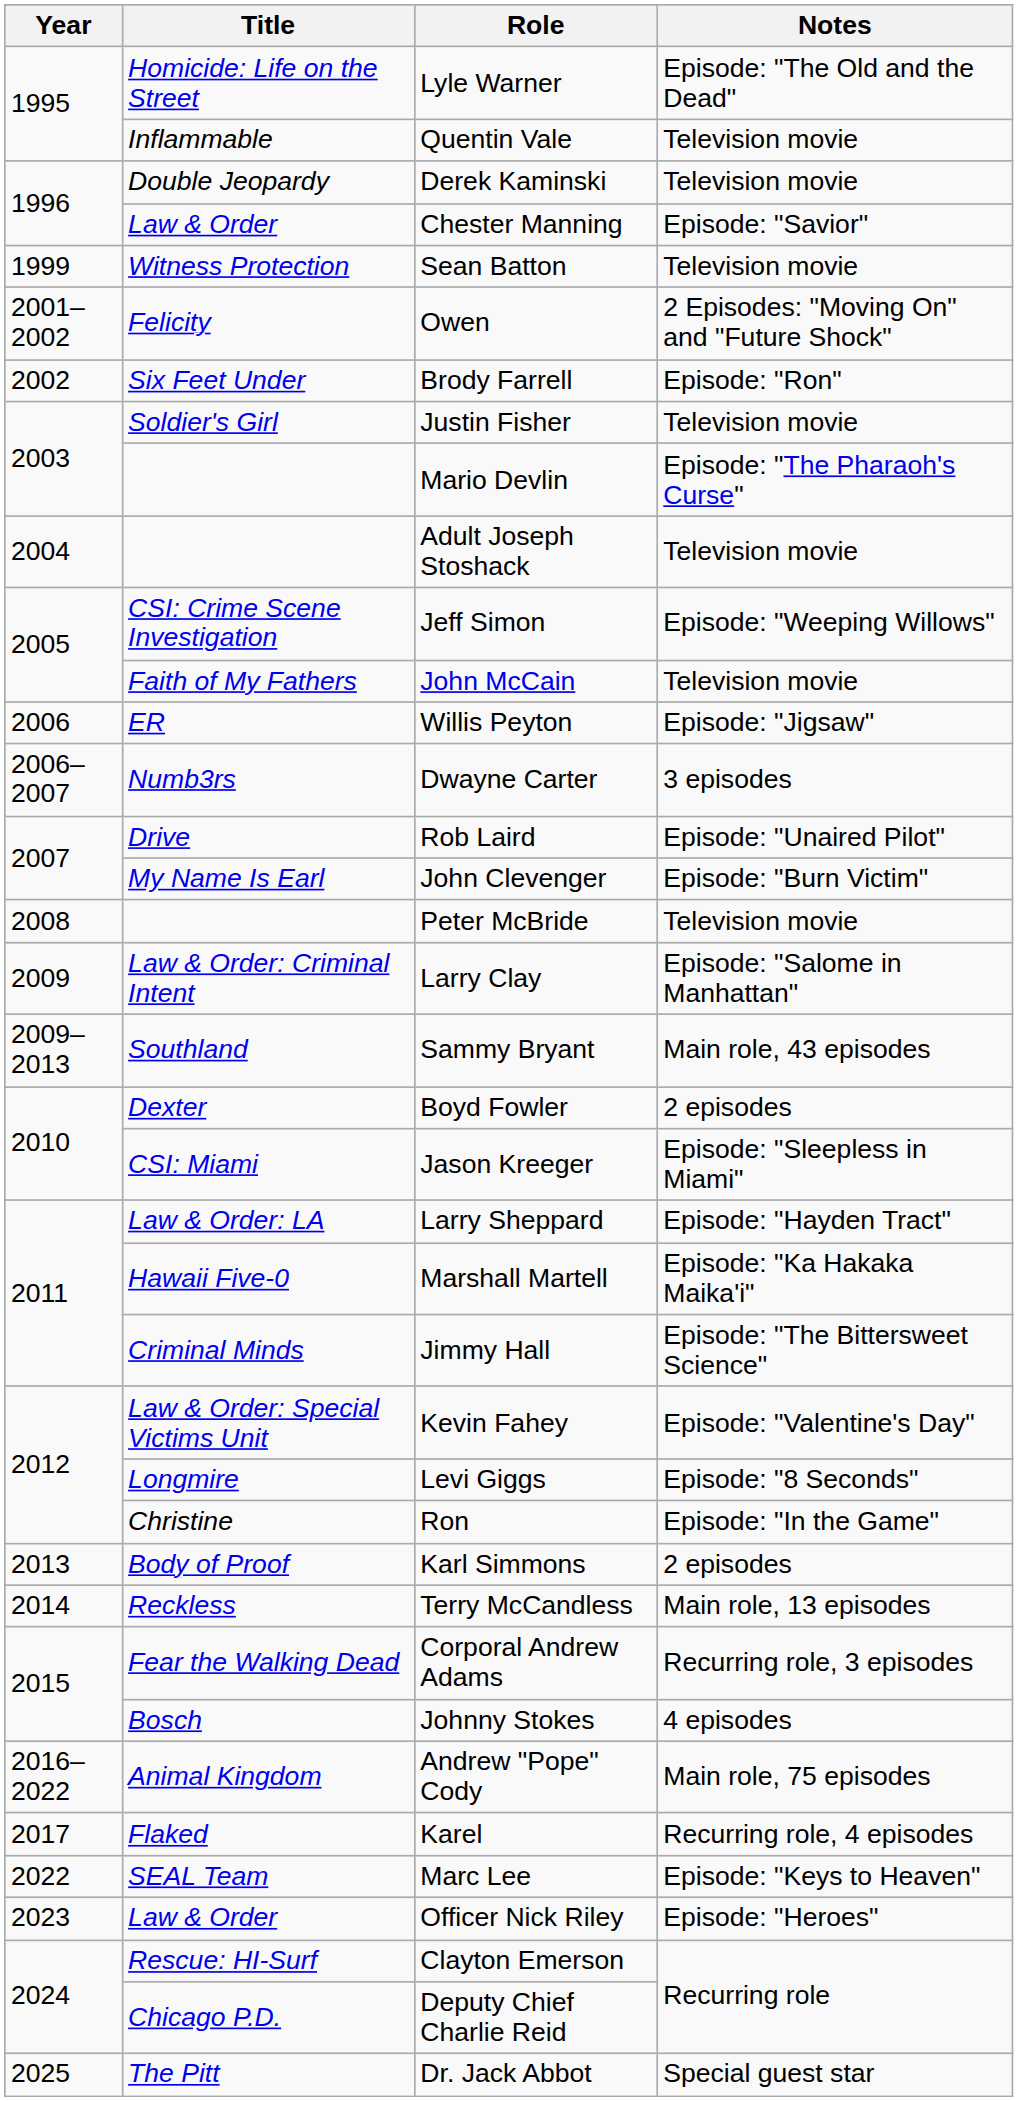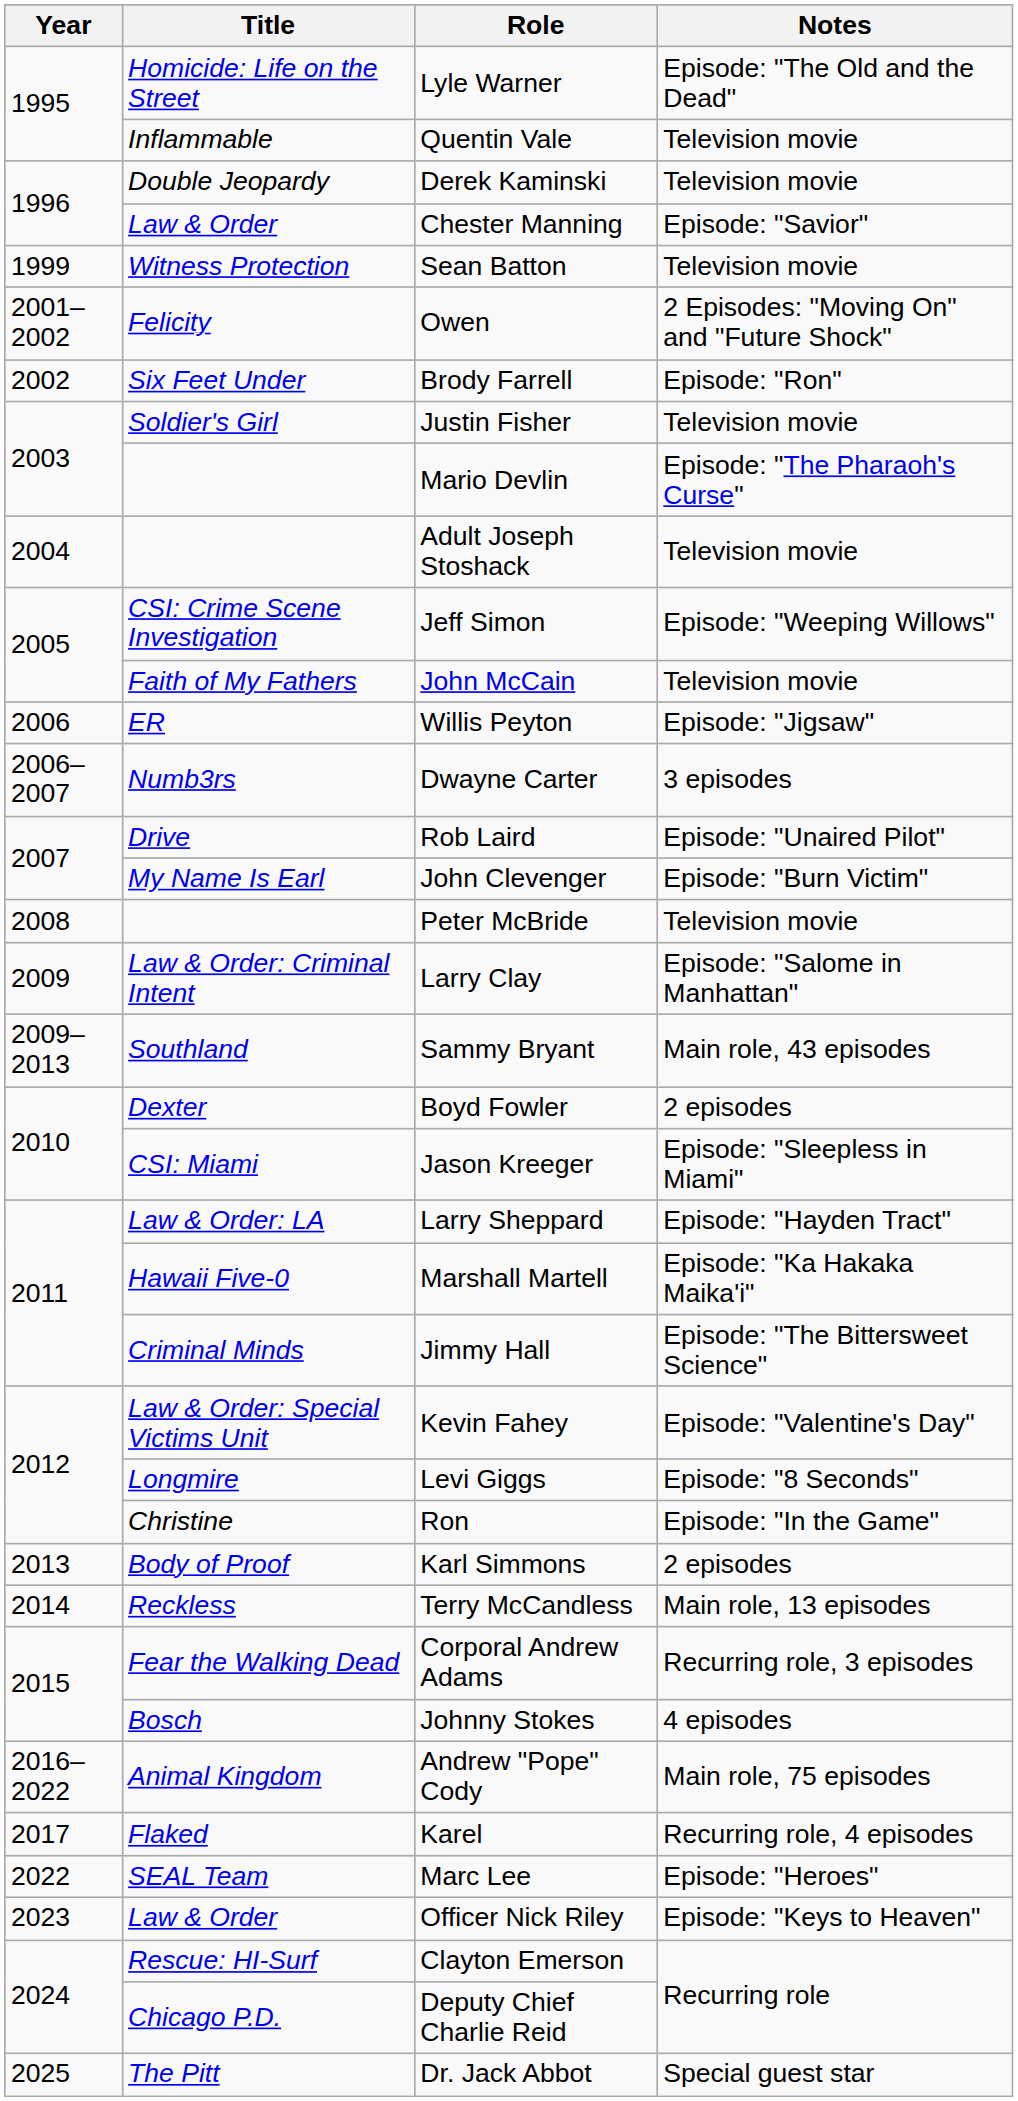(822, 1876) Episode: "Keys to Heaven" -> (771, 1876) Episode: "Heroes"
(771, 1918) Episode: "Heroes" -> (822, 1918) Episode: "Keys to Heaven"
